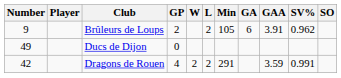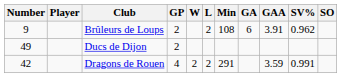(226, 30) 105 -> (226, 30) 108
(177, 47) 0 -> (177, 47) 2
